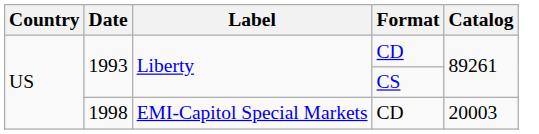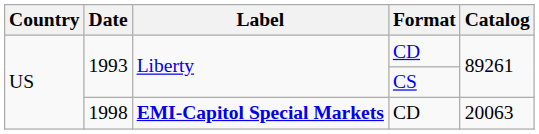(252, 112) normal -> (260, 112) bold
(473, 112) 20003 -> (489, 112) 20063
